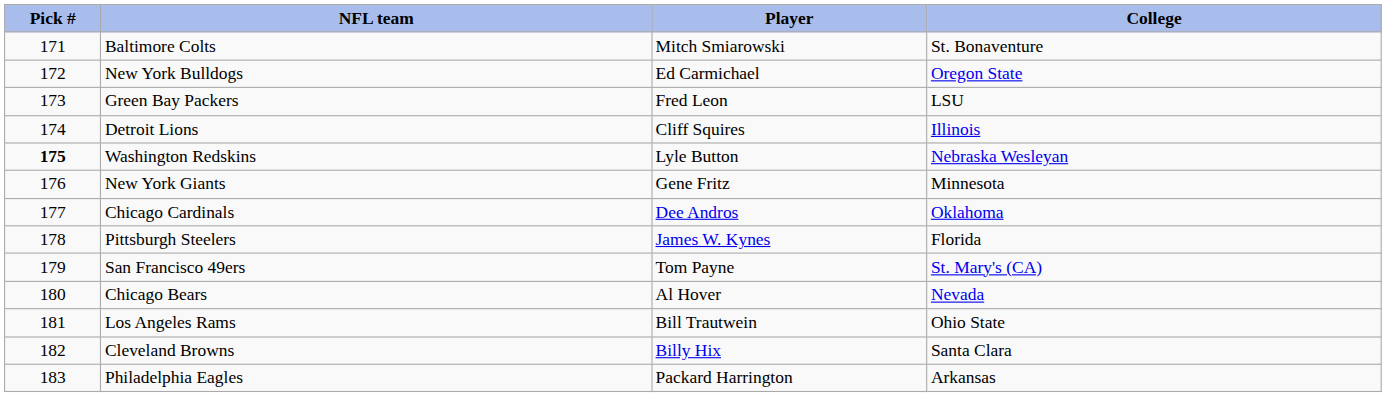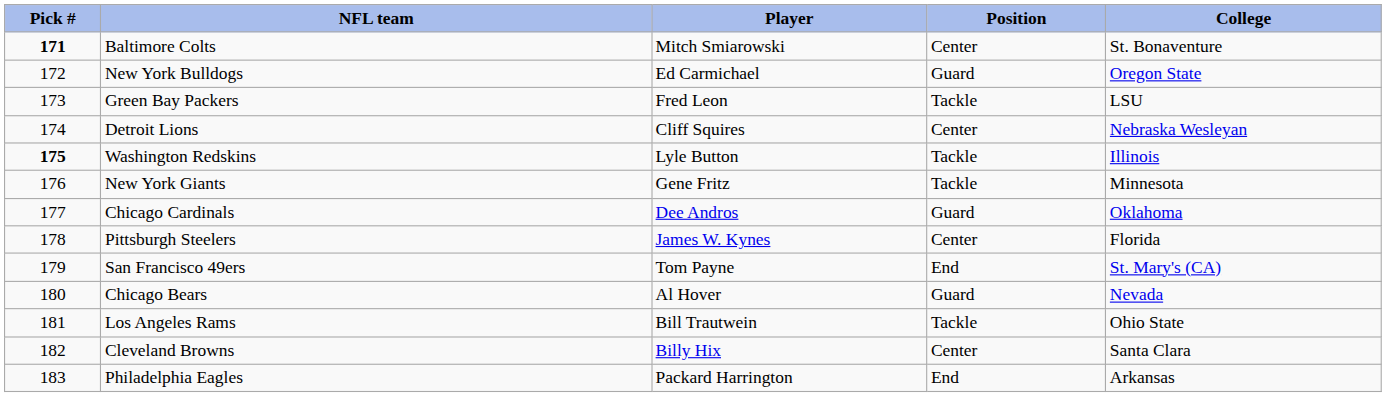+ column: (1016, 18)
(53, 45) normal -> (53, 45) bold
(956, 128) Illinois -> (1179, 128) Nebraska Wesleyan
(1000, 156) Nebraska Wesleyan -> (1135, 156) Illinois
